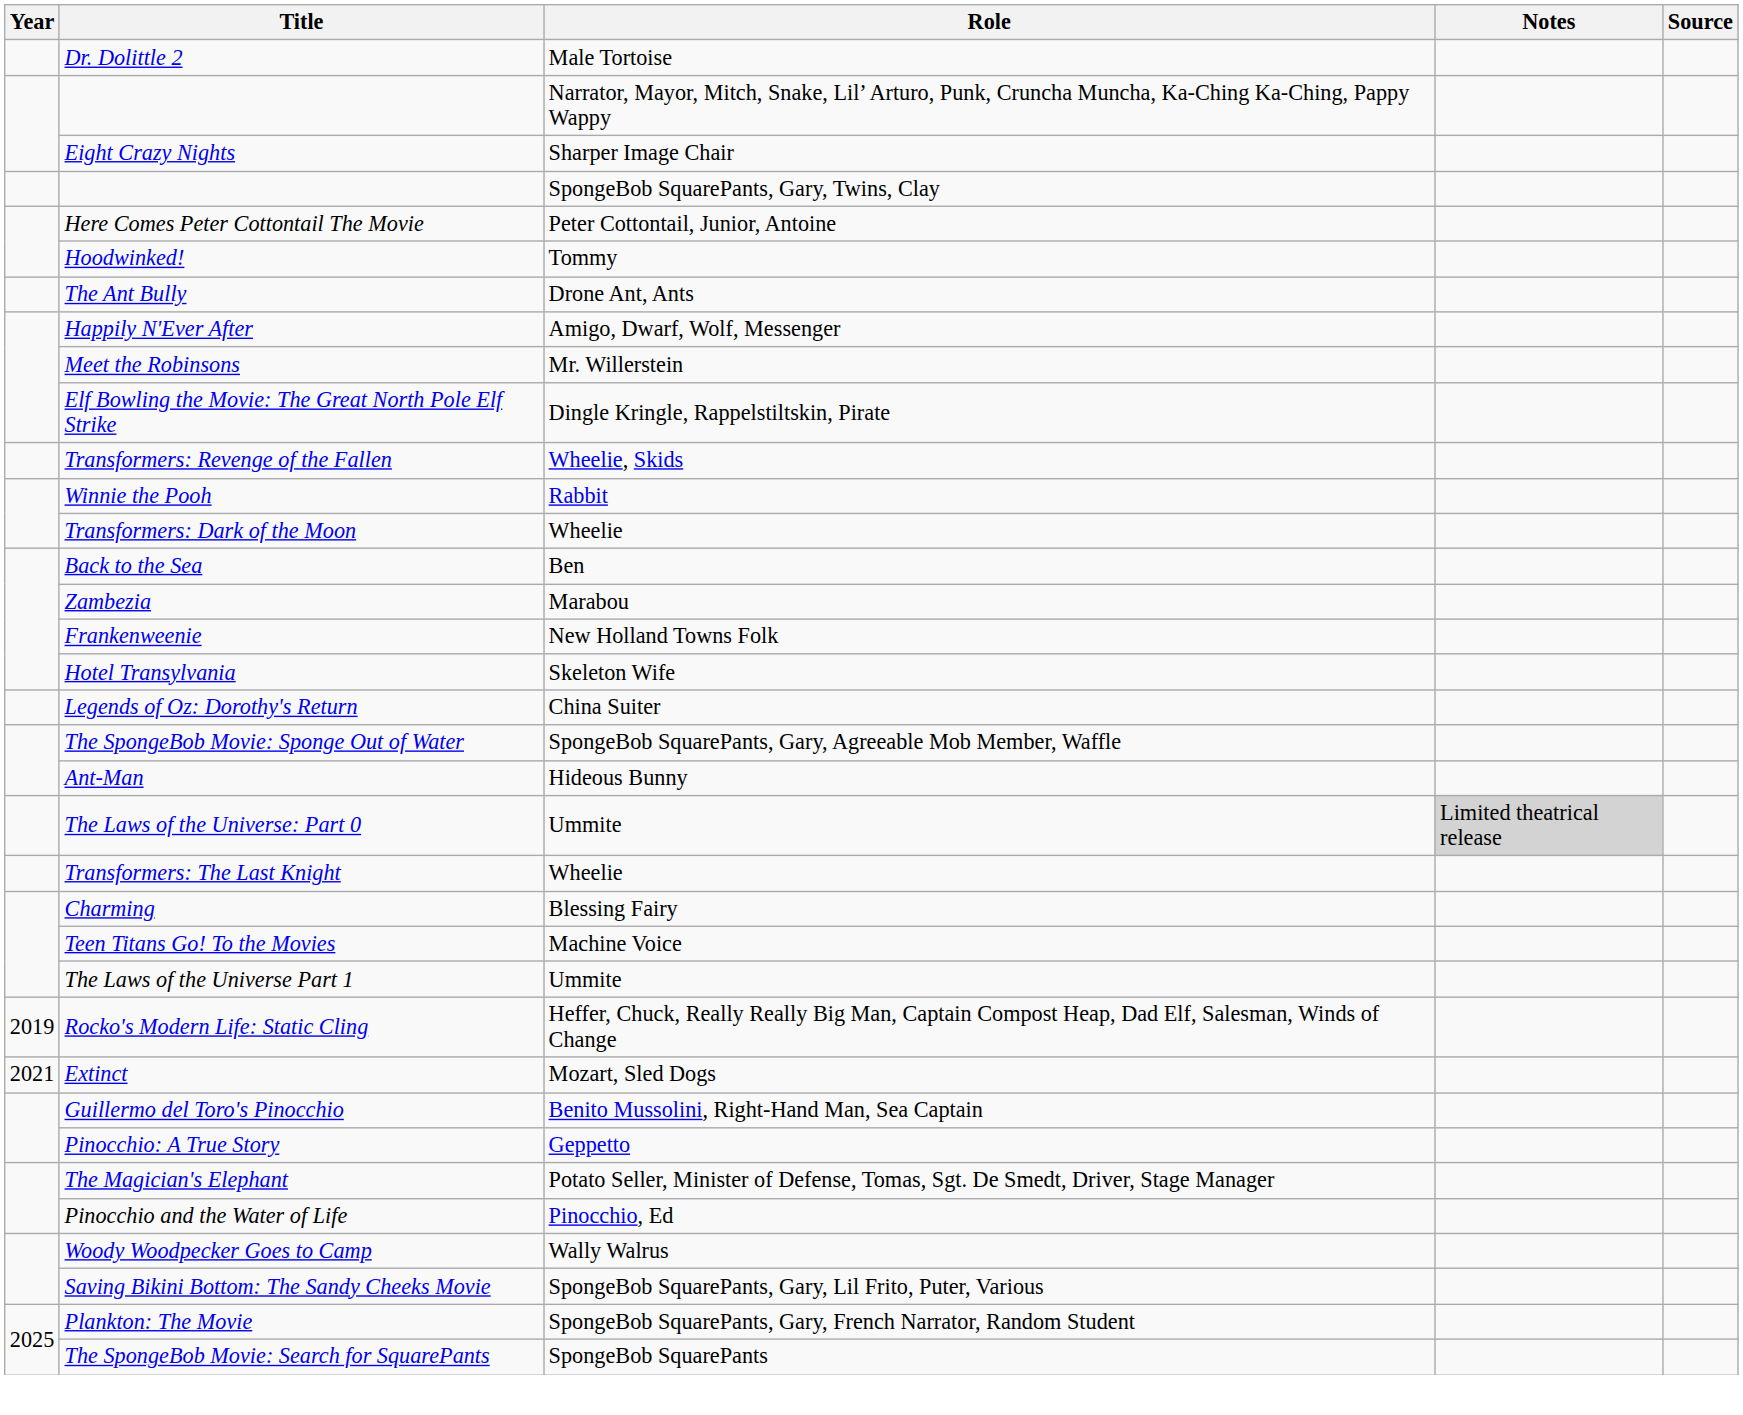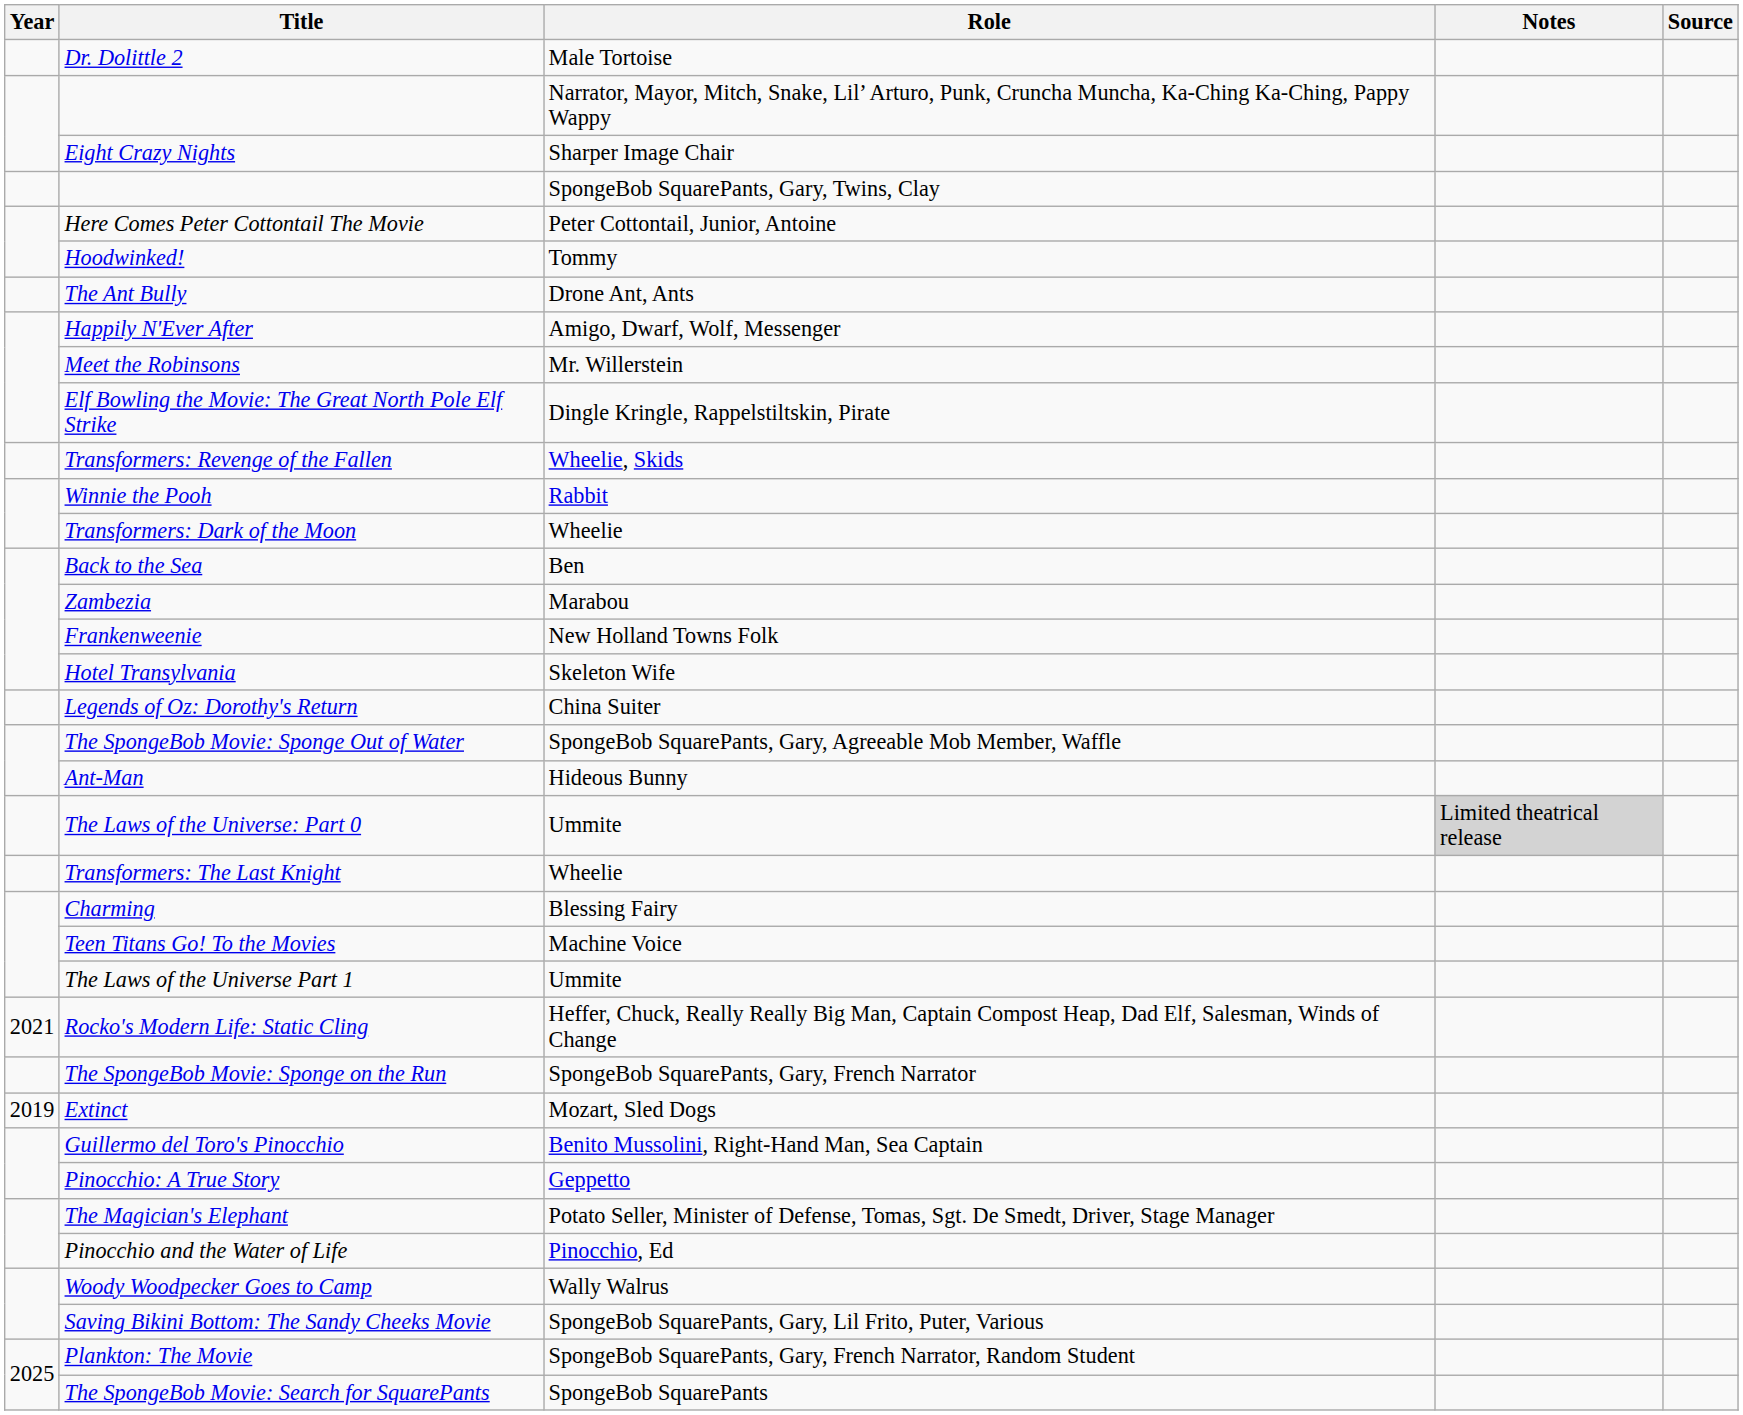(32, 1026) 2019 -> (32, 1026) 2021
+ row: (255, 1074)
(32, 1074) 2021 -> (32, 1109) 2019
